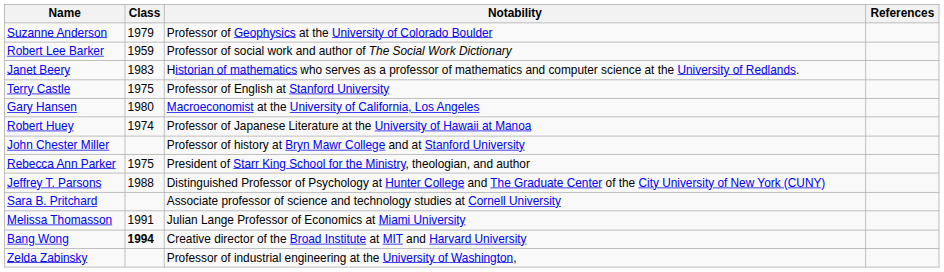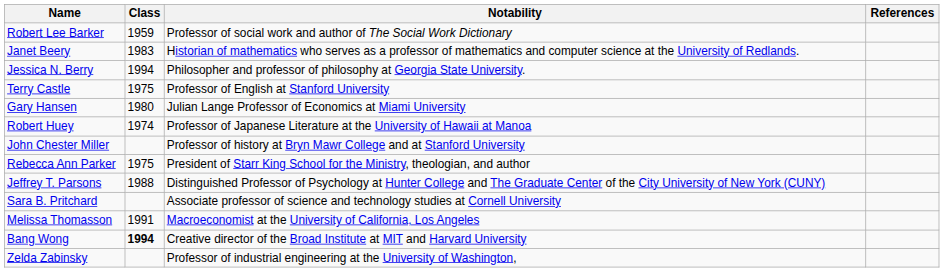- row: (57, 32)
+ row: (50, 70)
(323, 107) Macroeconomist at the University of California, Los Angeles -> (316, 107) Julian Lange Professor of Economics at Miami University
(316, 220) Julian Lange Professor of Economics at Miami University -> (323, 220) Macroeconomist at the University of California, Los Angeles
